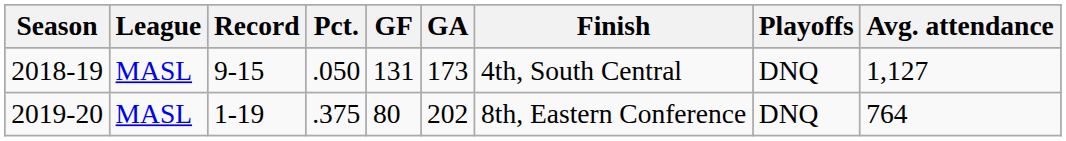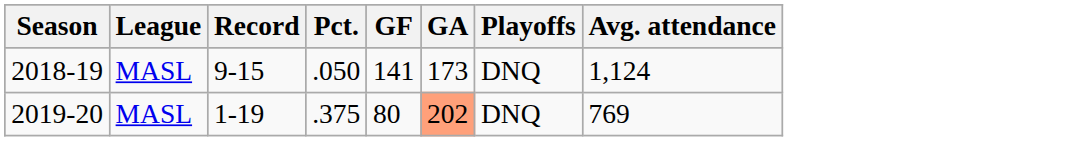- column: (614, 26)
(394, 69) 131 -> (394, 69) 141
(897, 69) 1,127 -> (619, 69) 1,124
(448, 113) no background -> (448, 113) lightsalmon background
(887, 113) 764 -> (609, 113) 769
